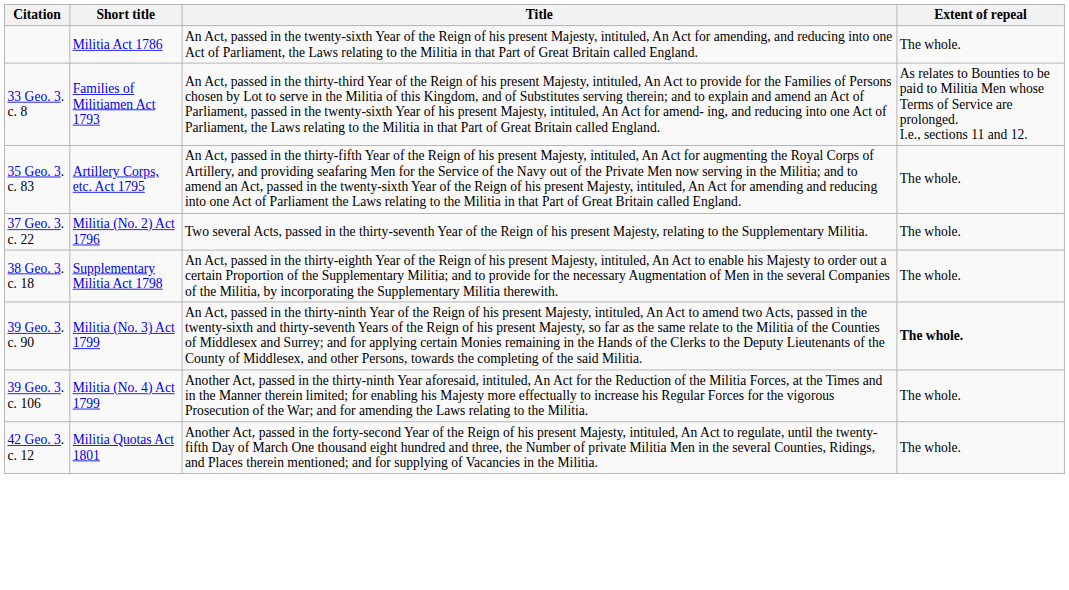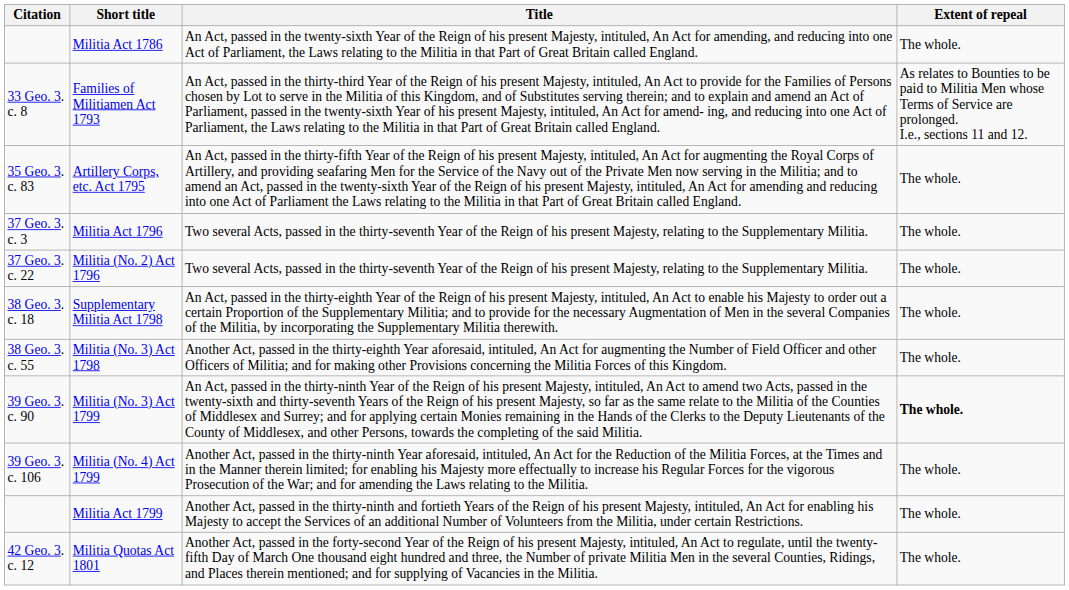+ row: (118, 231)
+ row: (124, 357)
+ row: (118, 514)
